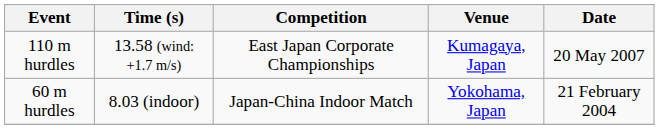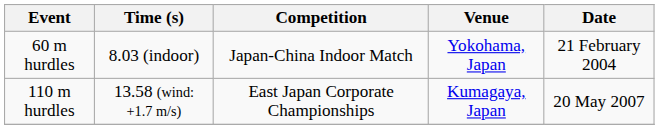rows swapped: (49, 54) <-> (49, 101)
